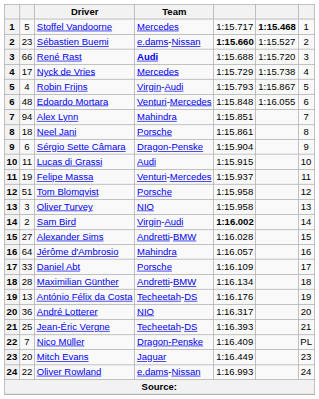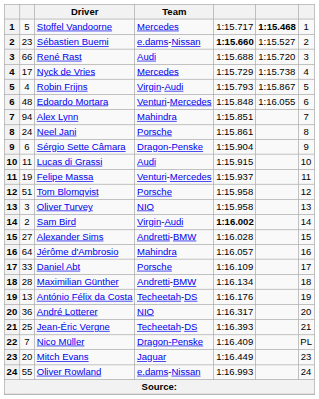(148, 56) bold -> (147, 56) normal
(27, 131) 18 -> (27, 131) 24
(27, 372) 22 -> (27, 372) 55
